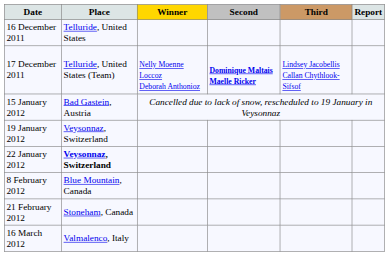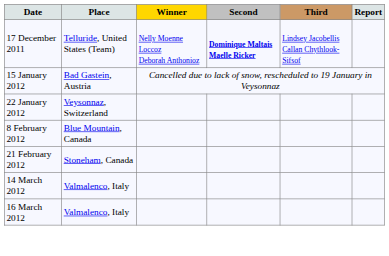- row: (31, 32)
- row: (27, 133)
(87, 159) bold -> (86, 107) normal
+ row: (24, 185)
